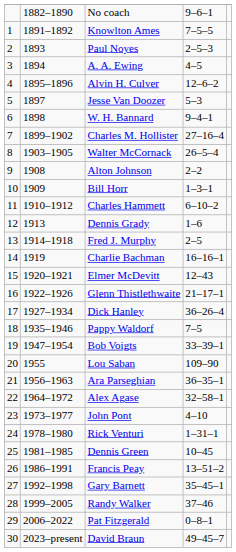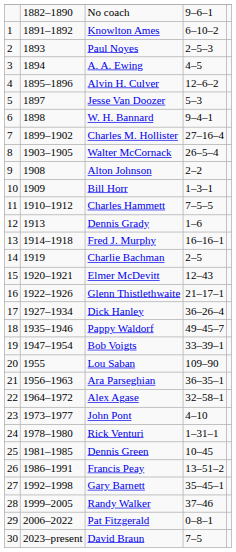(199, 30) 7–5–5 -> (202, 30) 6–10–2
(202, 205) 6–10–2 -> (199, 205) 7–5–5
(194, 240) 2–5 -> (205, 240) 16–16–1
(205, 258) 16–16–1 -> (194, 258) 2–5
(194, 328) 7–5 -> (205, 328) 49–45–7
(205, 538) 49–45–7 -> (194, 538) 7–5
